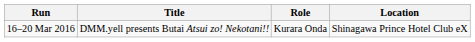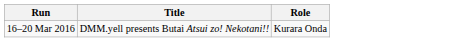- column: (400, 12)
